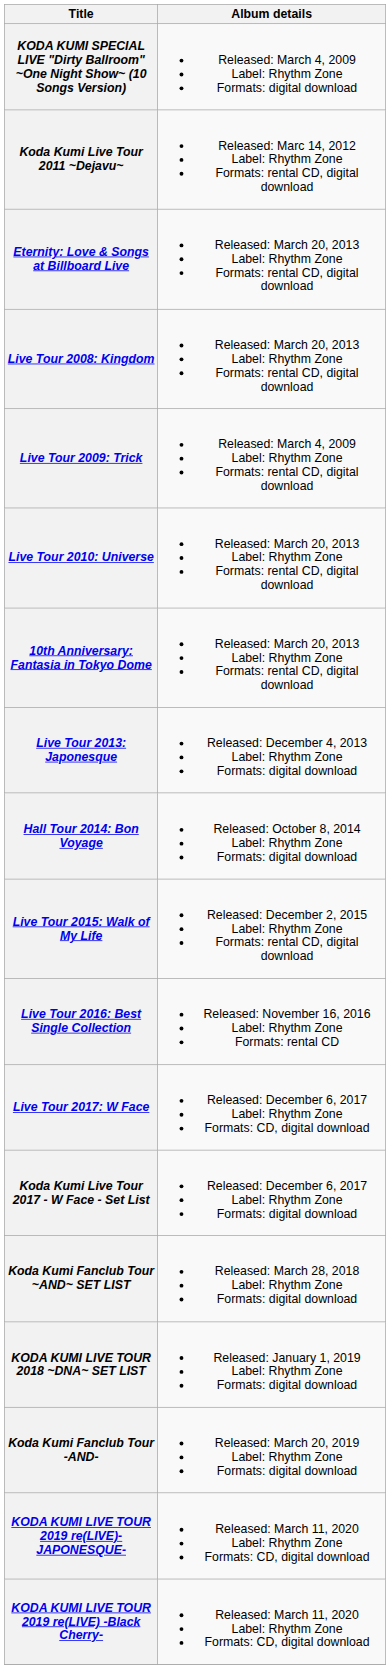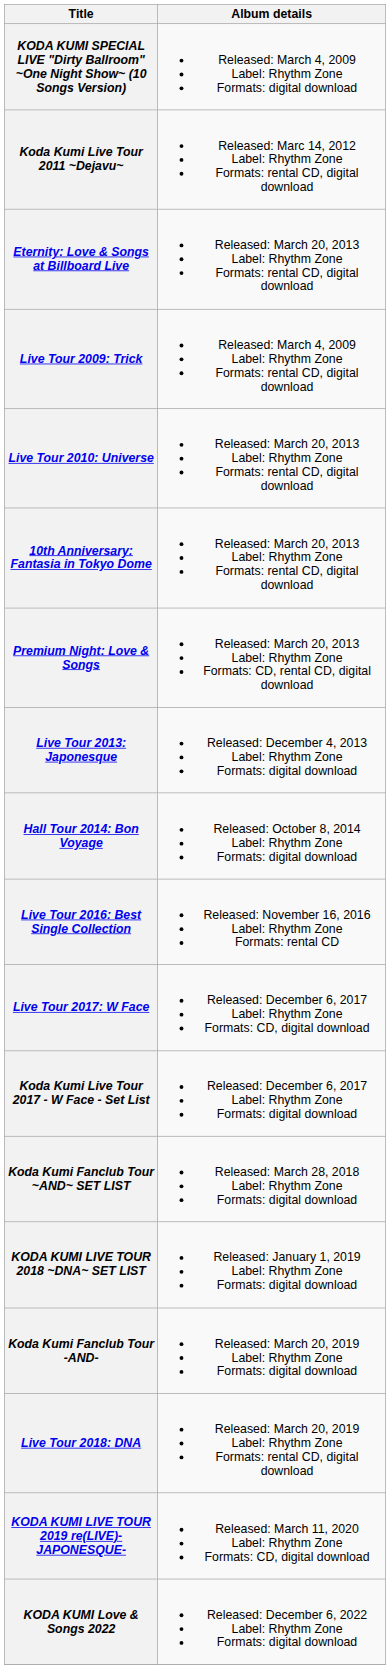- row: (81, 358)
+ row: (81, 657)
- row: (81, 928)
+ row: (81, 1443)
- row: (81, 1621)
+ row: (81, 1621)
